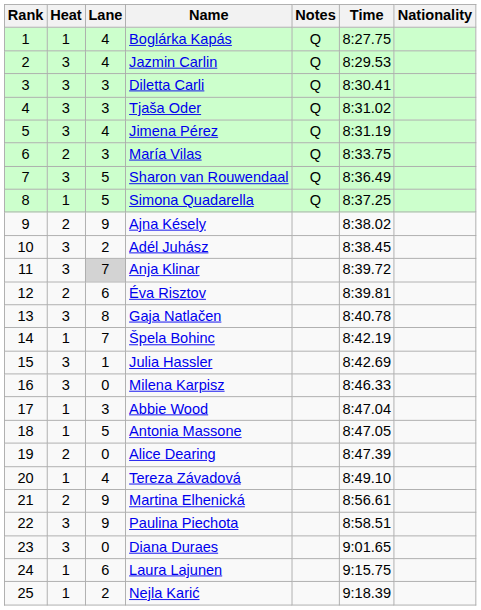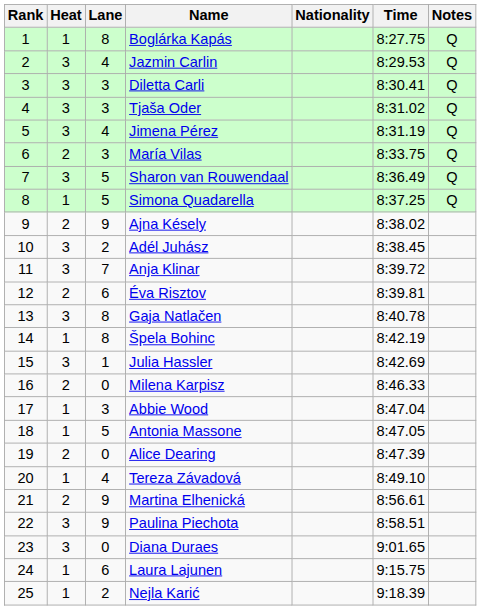columns swapped: (435, 16) <-> (315, 16)
(105, 39) 4 -> (105, 39) 8
(105, 270) lightgrey background -> (105, 270) no background
(105, 339) 7 -> (105, 339) 8
(66, 385) 3 -> (66, 385) 2
